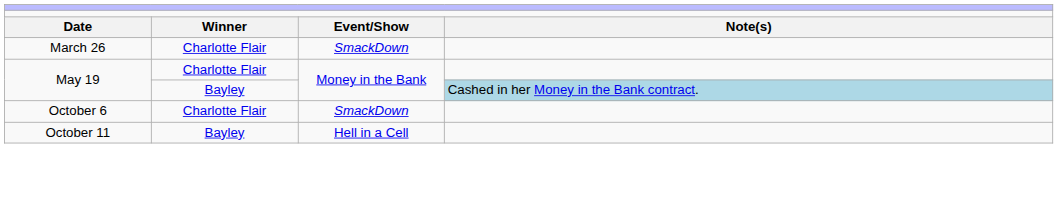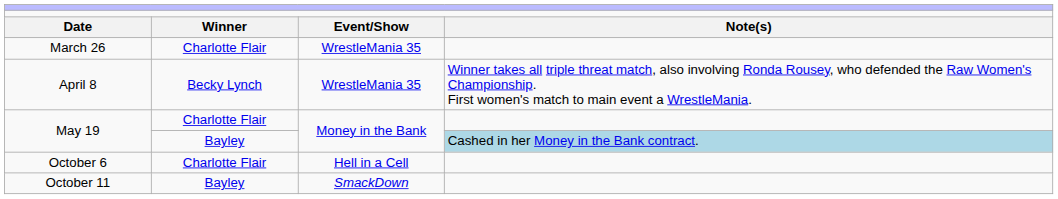(371, 48) SmackDown -> (371, 48) WrestleMania 35
+ row: (78, 84)
(371, 111) SmackDown -> (371, 162) Hell in a Cell
(371, 132) Hell in a Cell -> (371, 183) SmackDown
